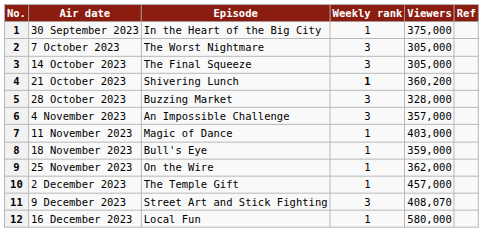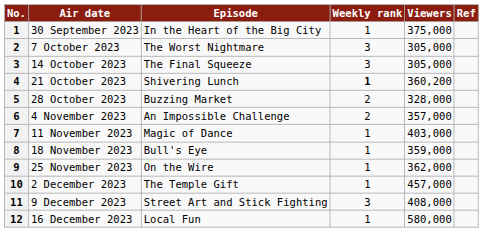(367, 99) 3 -> (367, 99) 2
(367, 116) 3 -> (367, 116) 2
(430, 202) 408,070 -> (430, 202) 408,000
